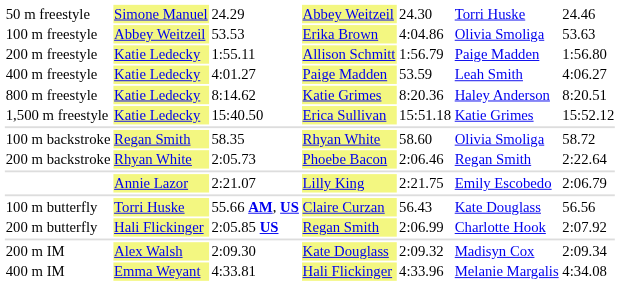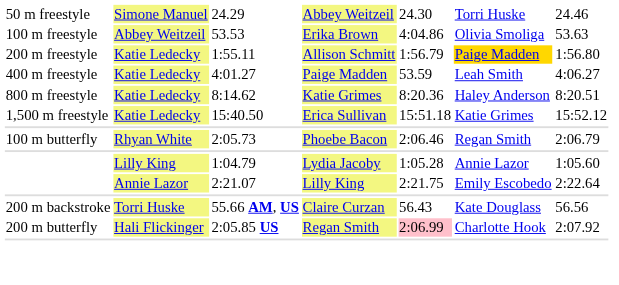(497, 54) no background -> (497, 54) gold background
- row: (228, 139)
(58, 159) 200 m backstroke -> (52, 139) 100 m butterfly
(585, 159) 2:22.64 -> (578, 139) 2:06.79
+ row: (234, 163)
(585, 183) 2:06.79 -> (578, 183) 2:22.64
(52, 207) 100 m butterfly -> (58, 207) 200 m backstroke
(421, 227) no background -> (421, 227) pink background
- row: (234, 251)
- row: (234, 271)
